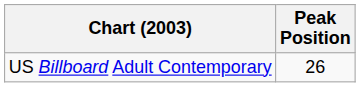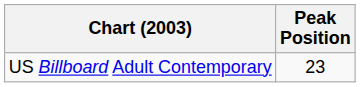(315, 67) 26 -> (315, 67) 23
